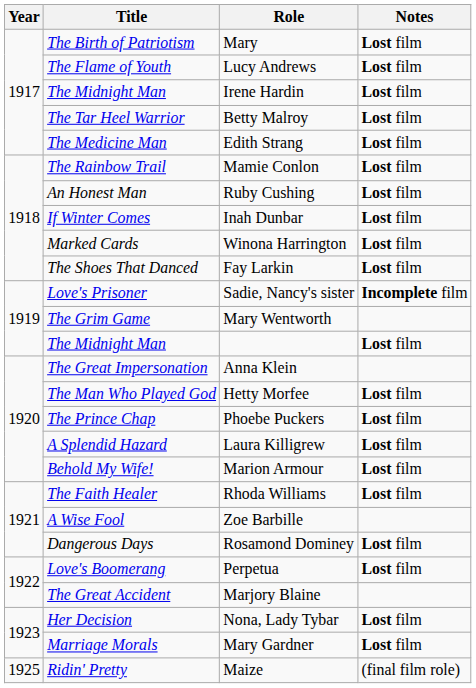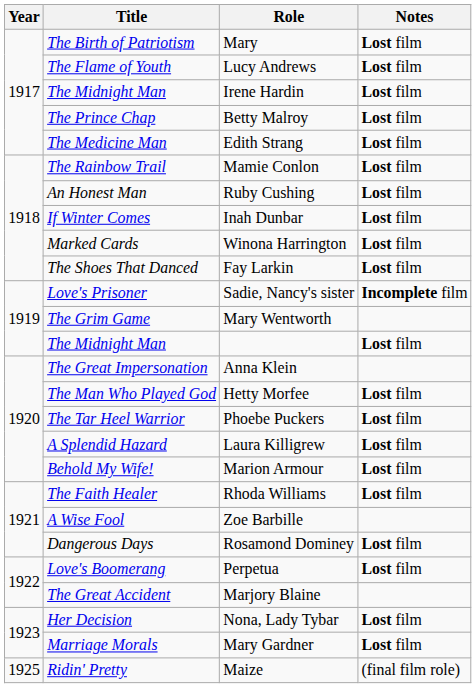(116, 117) The Tar Heel Warrior -> (101, 117) The Prince Chap
(101, 419) The Prince Chap -> (116, 419) The Tar Heel Warrior
